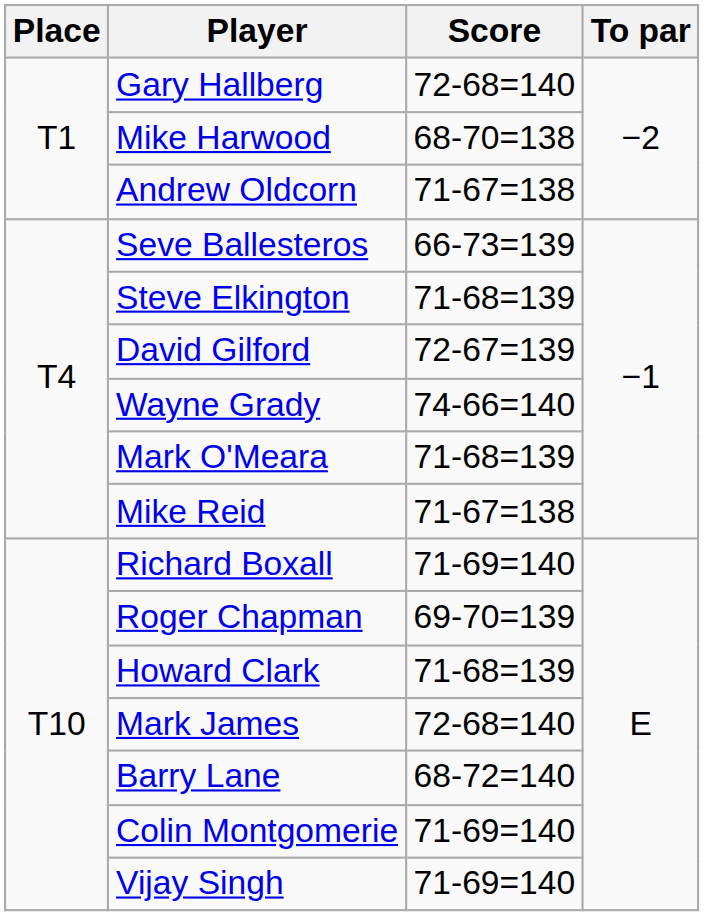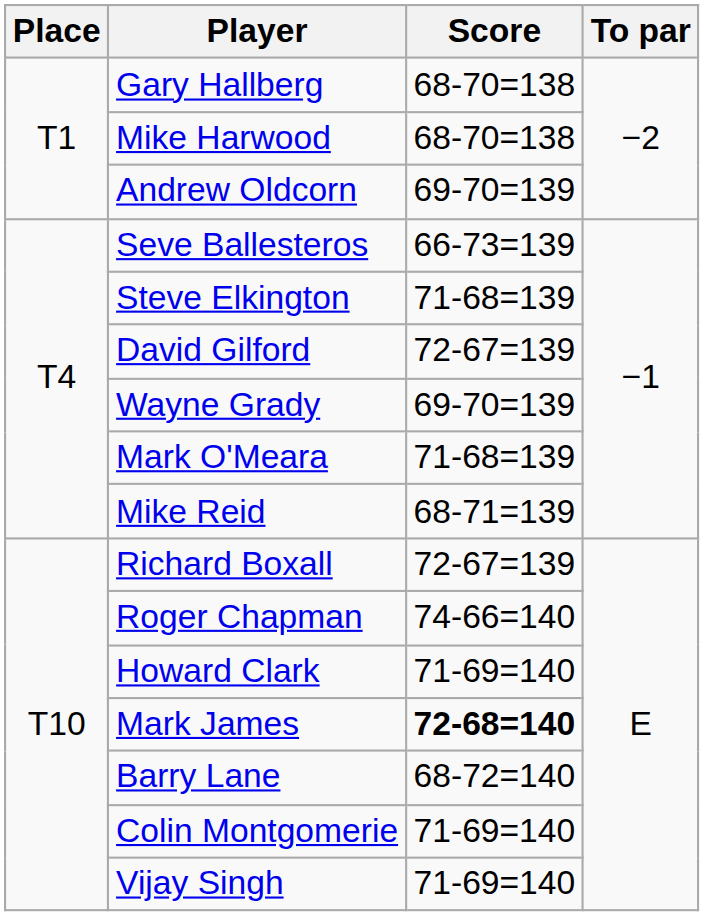(494, 84) 72-68=140 -> (494, 84) 68-70=138
(494, 191) 71-67=138 -> (494, 191) 69-70=139
(494, 404) 74-66=140 -> (494, 404) 69-70=139
(494, 510) 71-67=138 -> (494, 510) 68-71=139
(494, 564) 71-69=140 -> (494, 564) 72-67=139
(494, 617) 69-70=139 -> (494, 617) 74-66=140
(494, 670) 71-68=139 -> (494, 670) 71-69=140
(494, 723) normal -> (494, 723) bold
